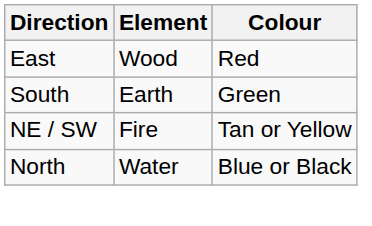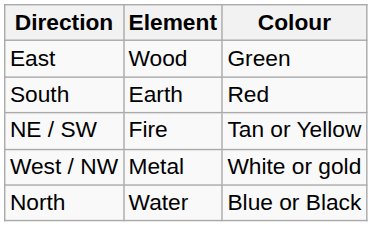(239, 58) Red -> (259, 58) Green
(249, 94) Green -> (248, 94) Red
+ row: (64, 166)
